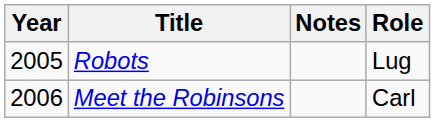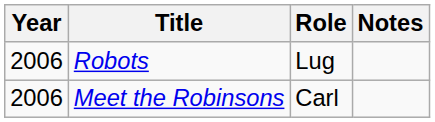columns swapped: (398, 23) <-> (328, 23)
(37, 60) 2005 -> (37, 60) 2006
